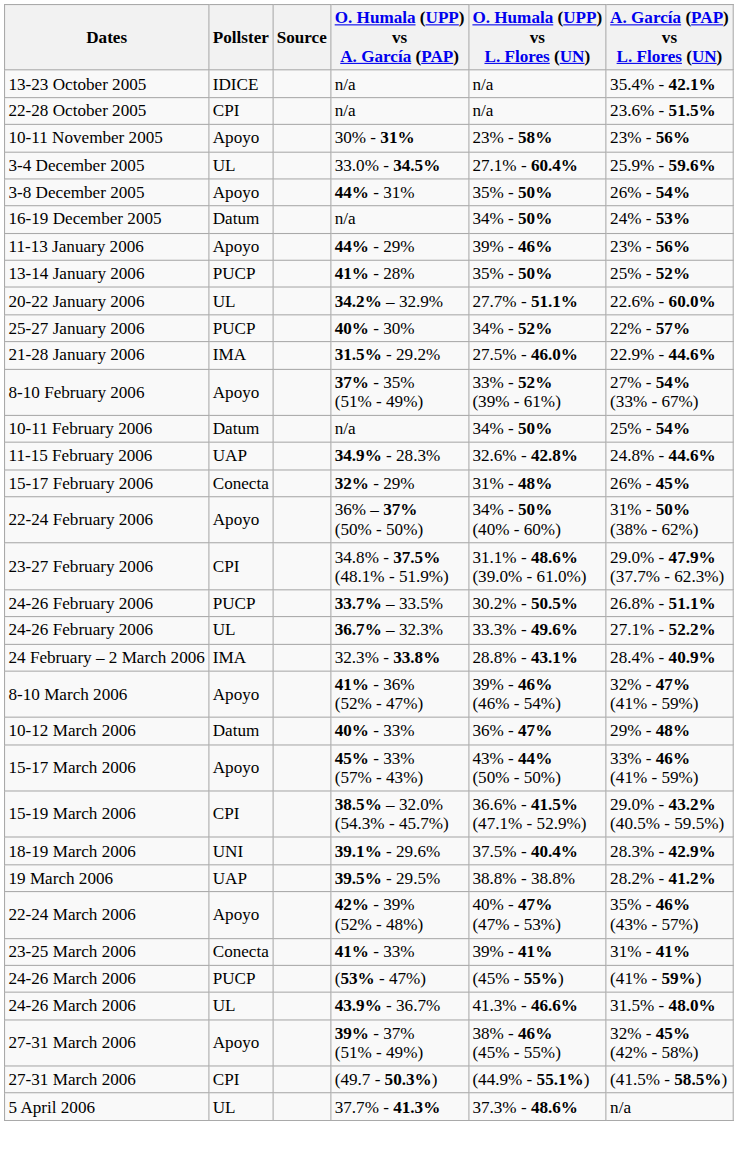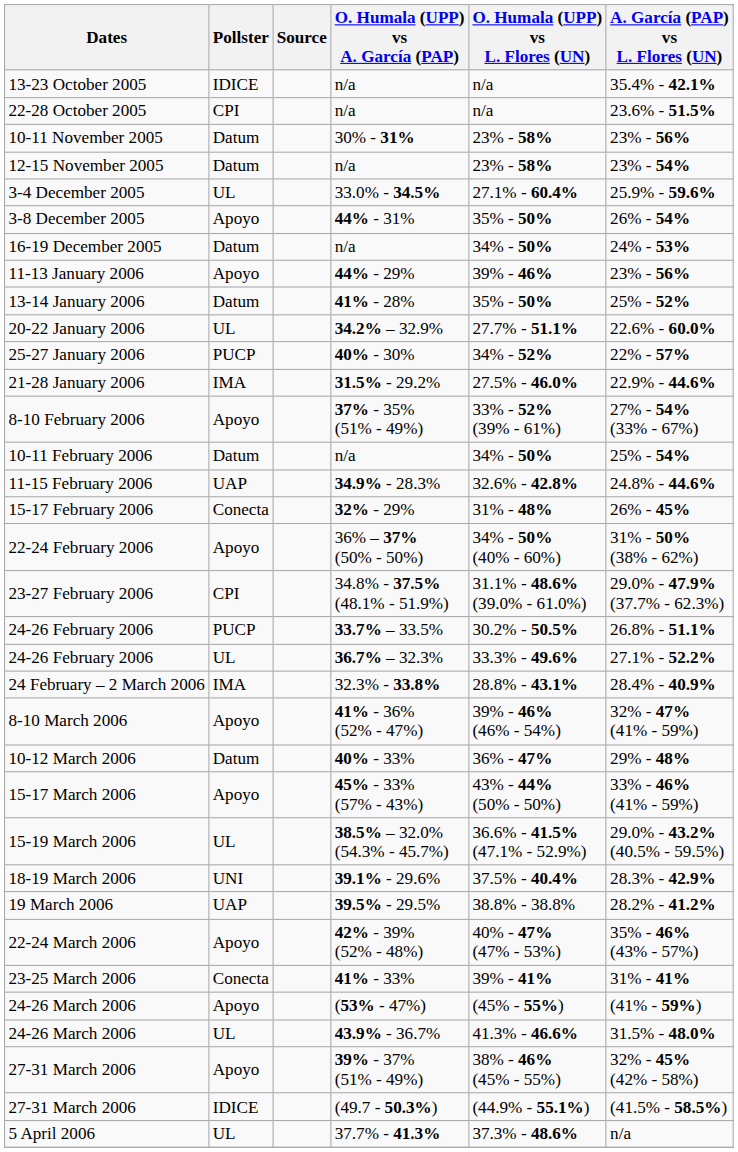(236, 138) Apoyo -> (236, 138) Datum
+ row: (86, 165)
(234, 273) PUCP -> (236, 300) Datum
(226, 814) CPI -> (224, 841) UL
(234, 978) PUCP -> (236, 1005) Apoyo
(226, 1079) CPI -> (236, 1106) IDICE
